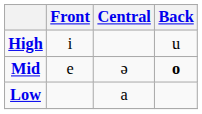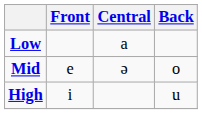rows swapped: (26, 43) <-> (26, 95)
(176, 69) bold -> (176, 69) normal
